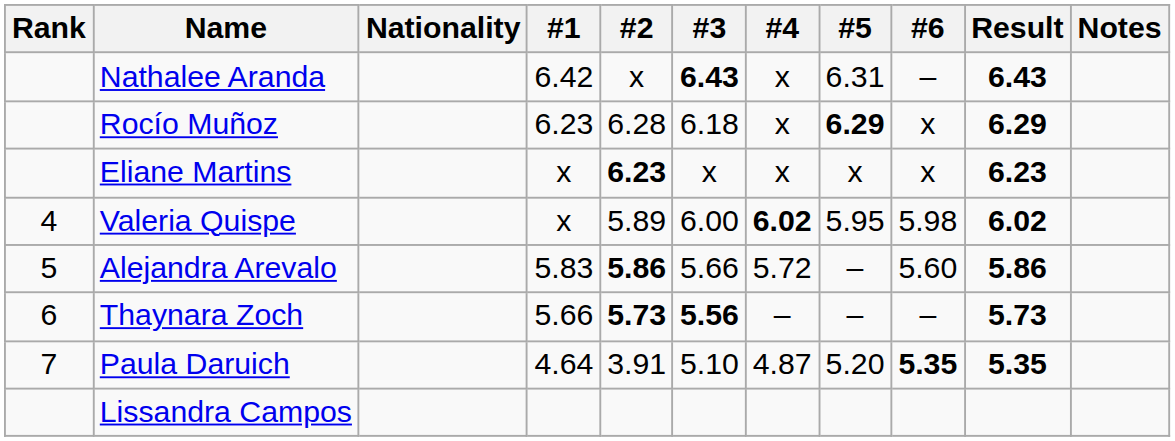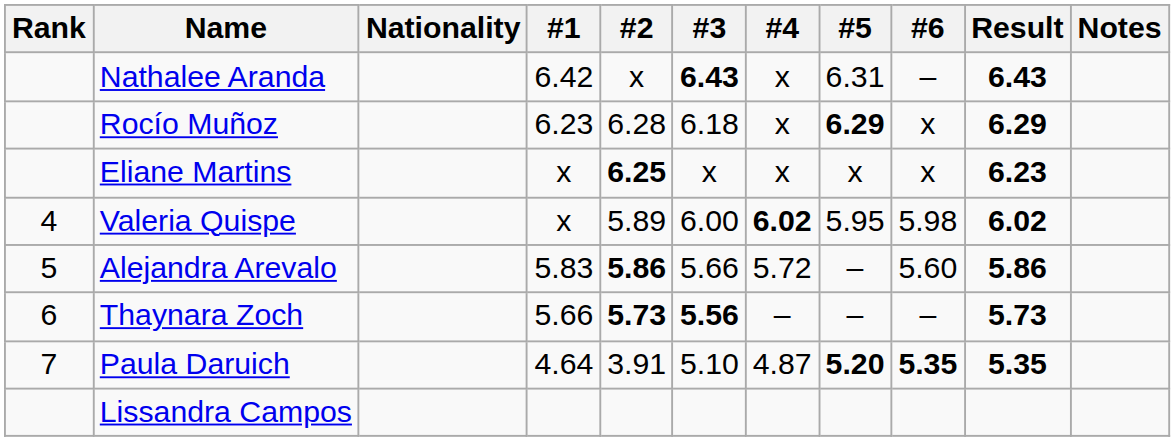(637, 172) 6.23 -> (637, 172) 6.25
(855, 364) normal -> (855, 364) bold
